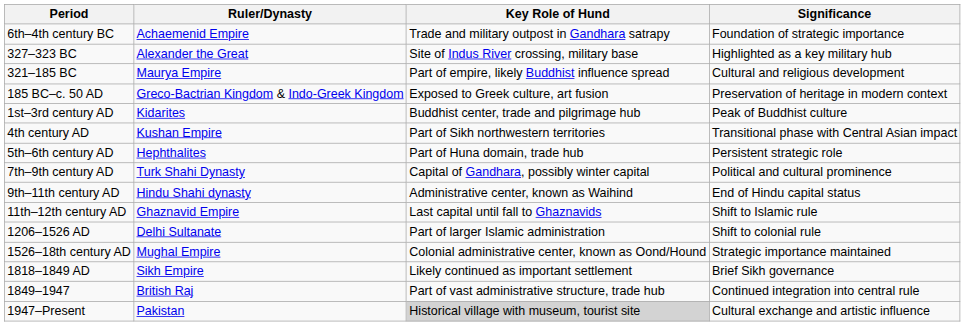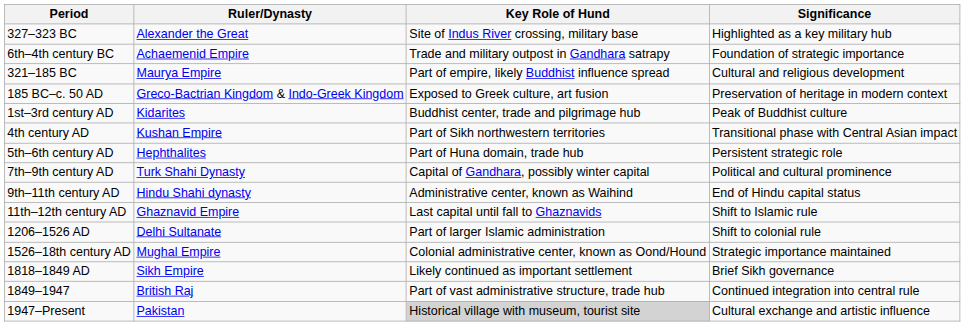rows swapped: (61, 34) <-> (42, 53)
